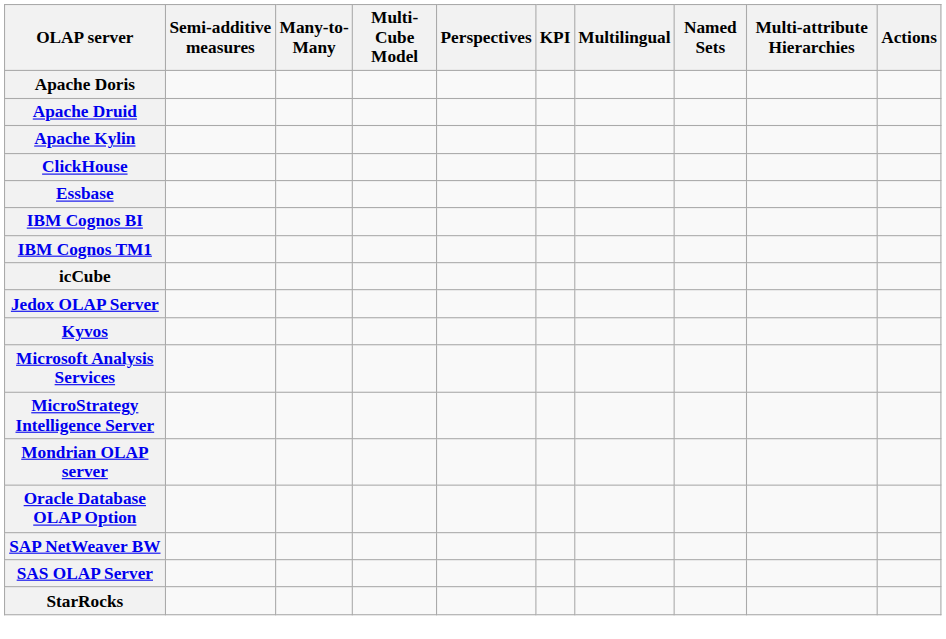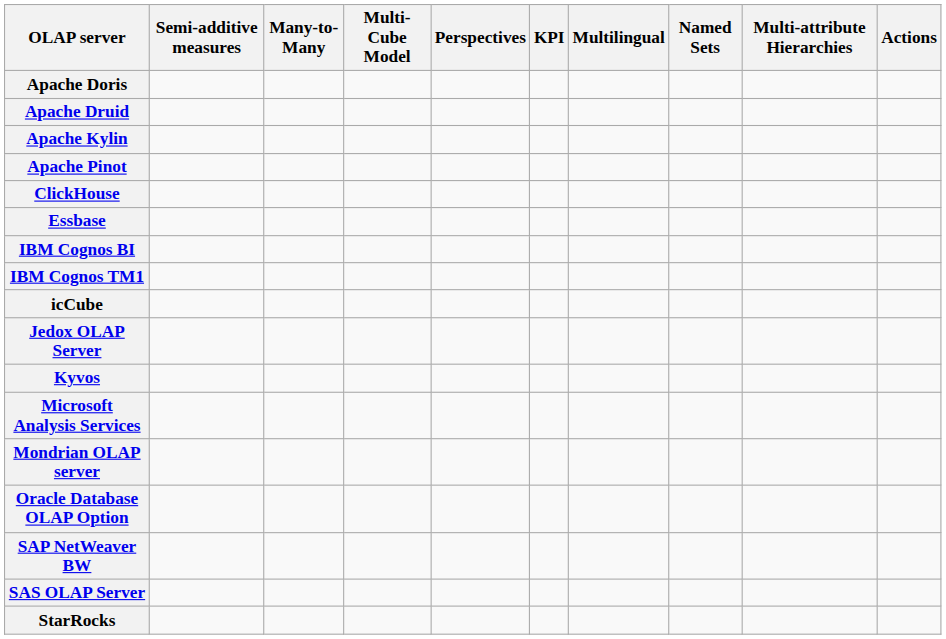+ row: (77, 166)
- row: (85, 415)
